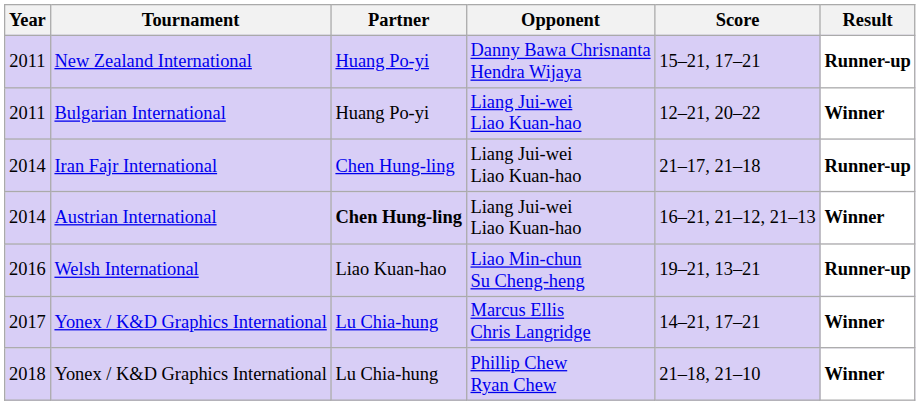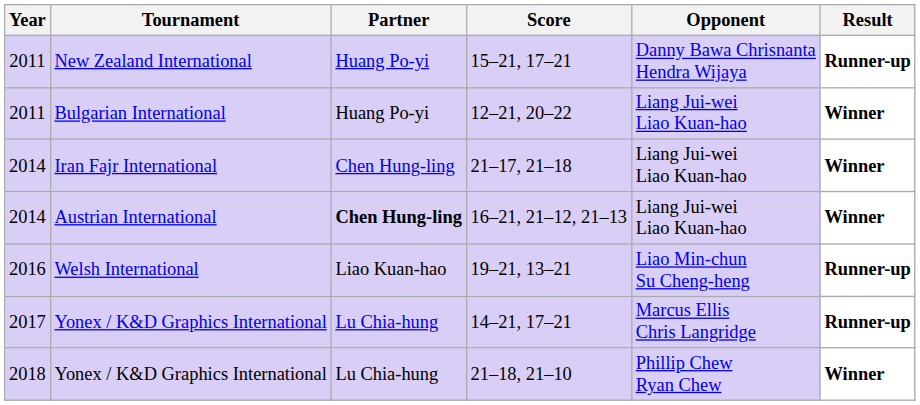columns swapped: (561, 20) <-> (738, 20)
(868, 165) Runner-up -> (854, 165) Winner
(854, 322) Winner -> (868, 322) Runner-up
